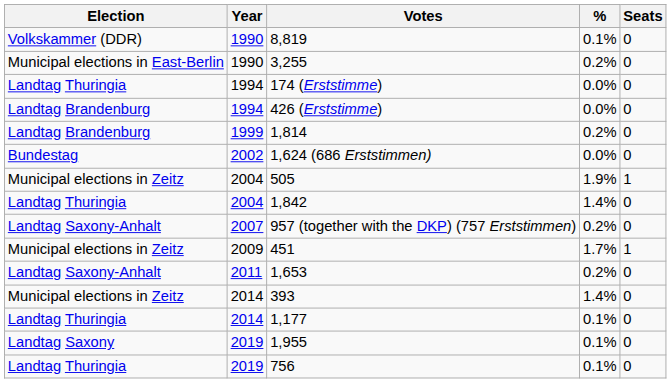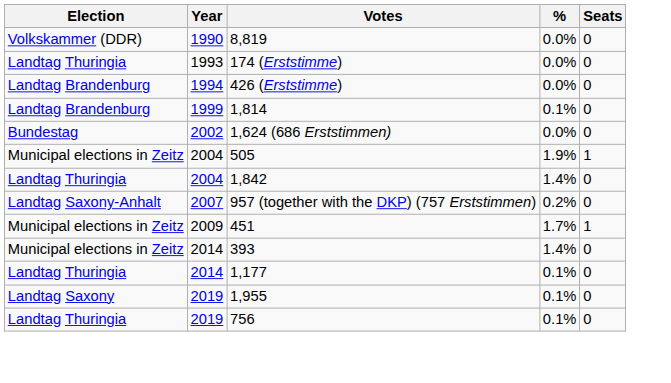(600, 39) 0.1% -> (560, 39) 0.0%
- row: (289, 62)
(247, 86) 1994 -> (207, 62) 1993
(600, 132) 0.2% -> (560, 109) 0.1%
- row: (289, 272)
